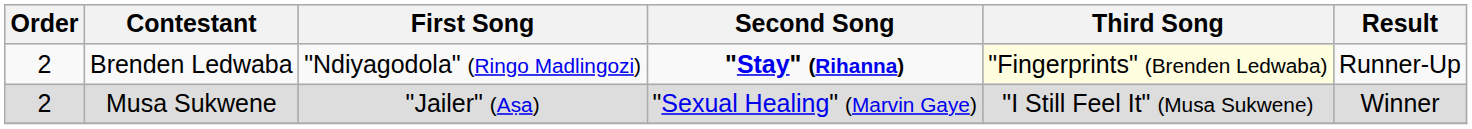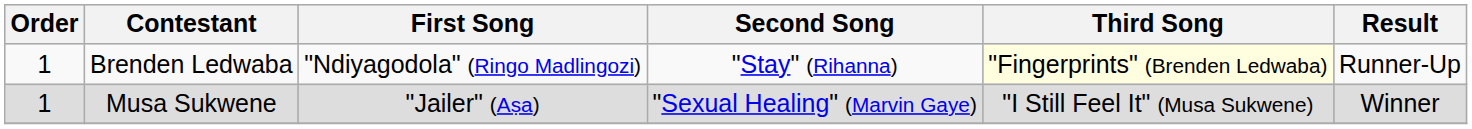(45, 63) 2 -> (45, 63) 1
(815, 63) bold -> (815, 63) normal
(45, 103) 2 -> (45, 103) 1
